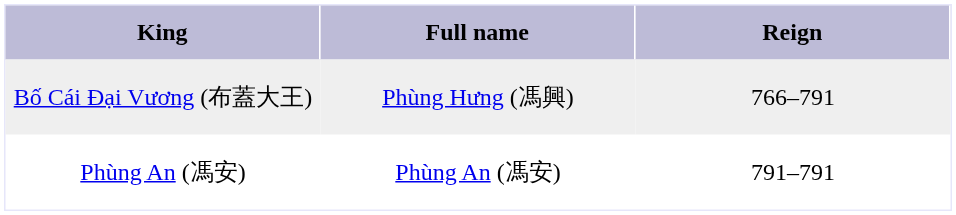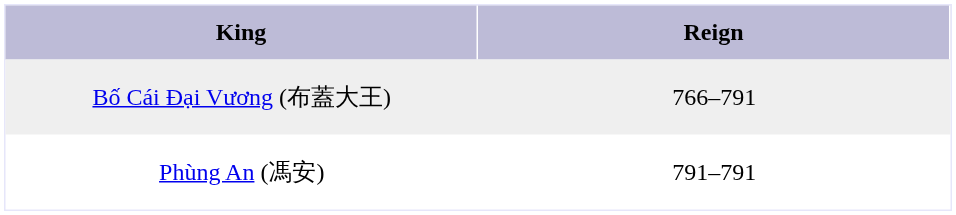- column: (477, 32)
